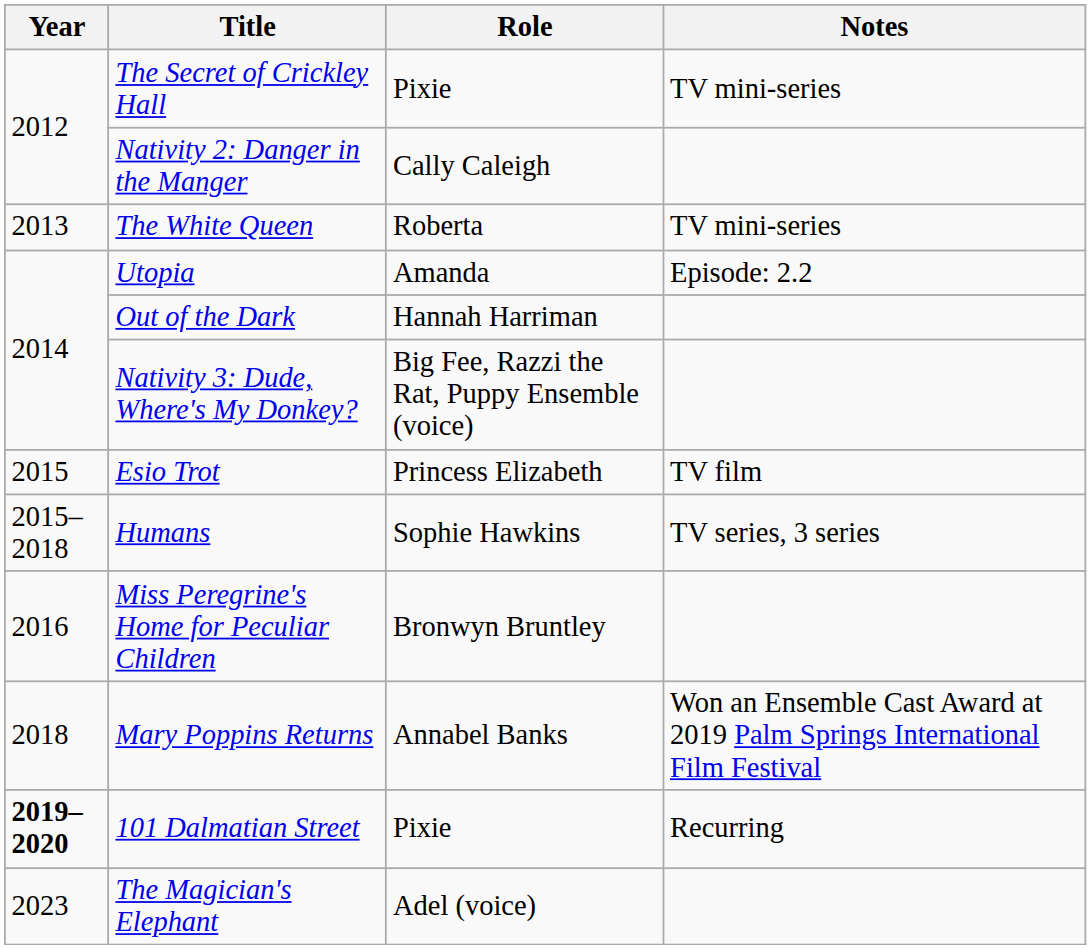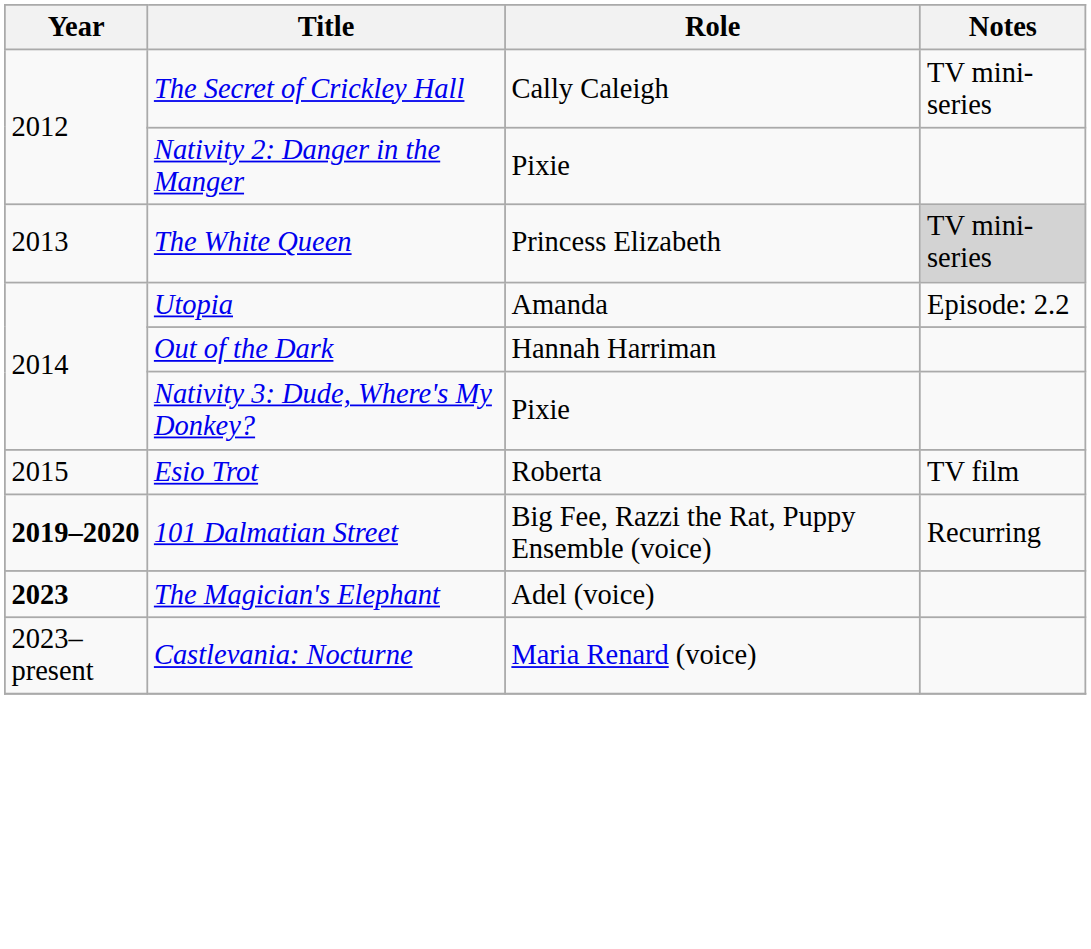(422, 88) Pixie -> (590, 88) Cally Caleigh
(472, 165) Cally Caleigh -> (541, 165) Pixie
(438, 226) Roberta -> (616, 242) Princess Elizabeth
(756, 226) no background -> (980, 242) lightgrey background
(516, 394) Big Fee, Razzi the Rat, Puppy Ensemble (voice) -> (541, 410) Pixie
(498, 471) Princess Elizabeth -> (556, 471) Roberta
- row: (163, 532)
- row: (222, 625)
- row: (244, 735)
(422, 828) Pixie -> (683, 532) Big Fee, Razzi the Rat, Puppy Ensemble (voice)
(40, 905) normal -> (40, 593) bold
+ row: (283, 654)
